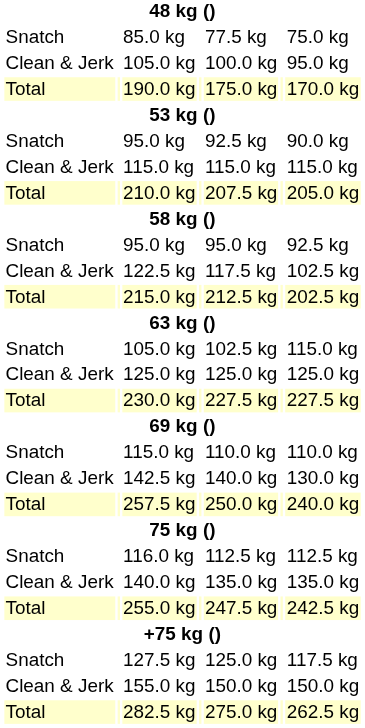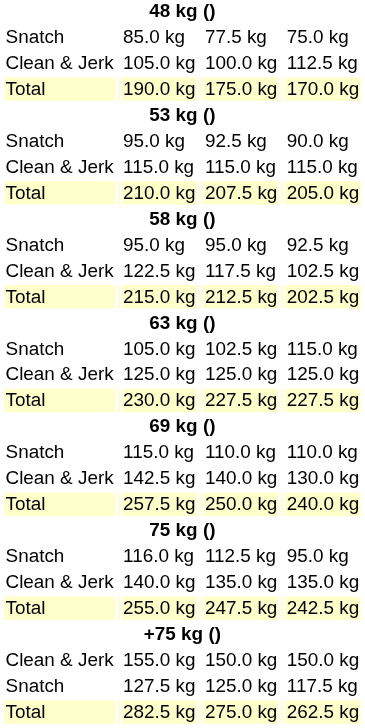(318, 62) 95.0 kg -> (322, 62) 112.5 kg
(322, 556) 112.5 kg -> (318, 556) 95.0 kg
rows swapped: (35, 660) <-> (60, 686)
